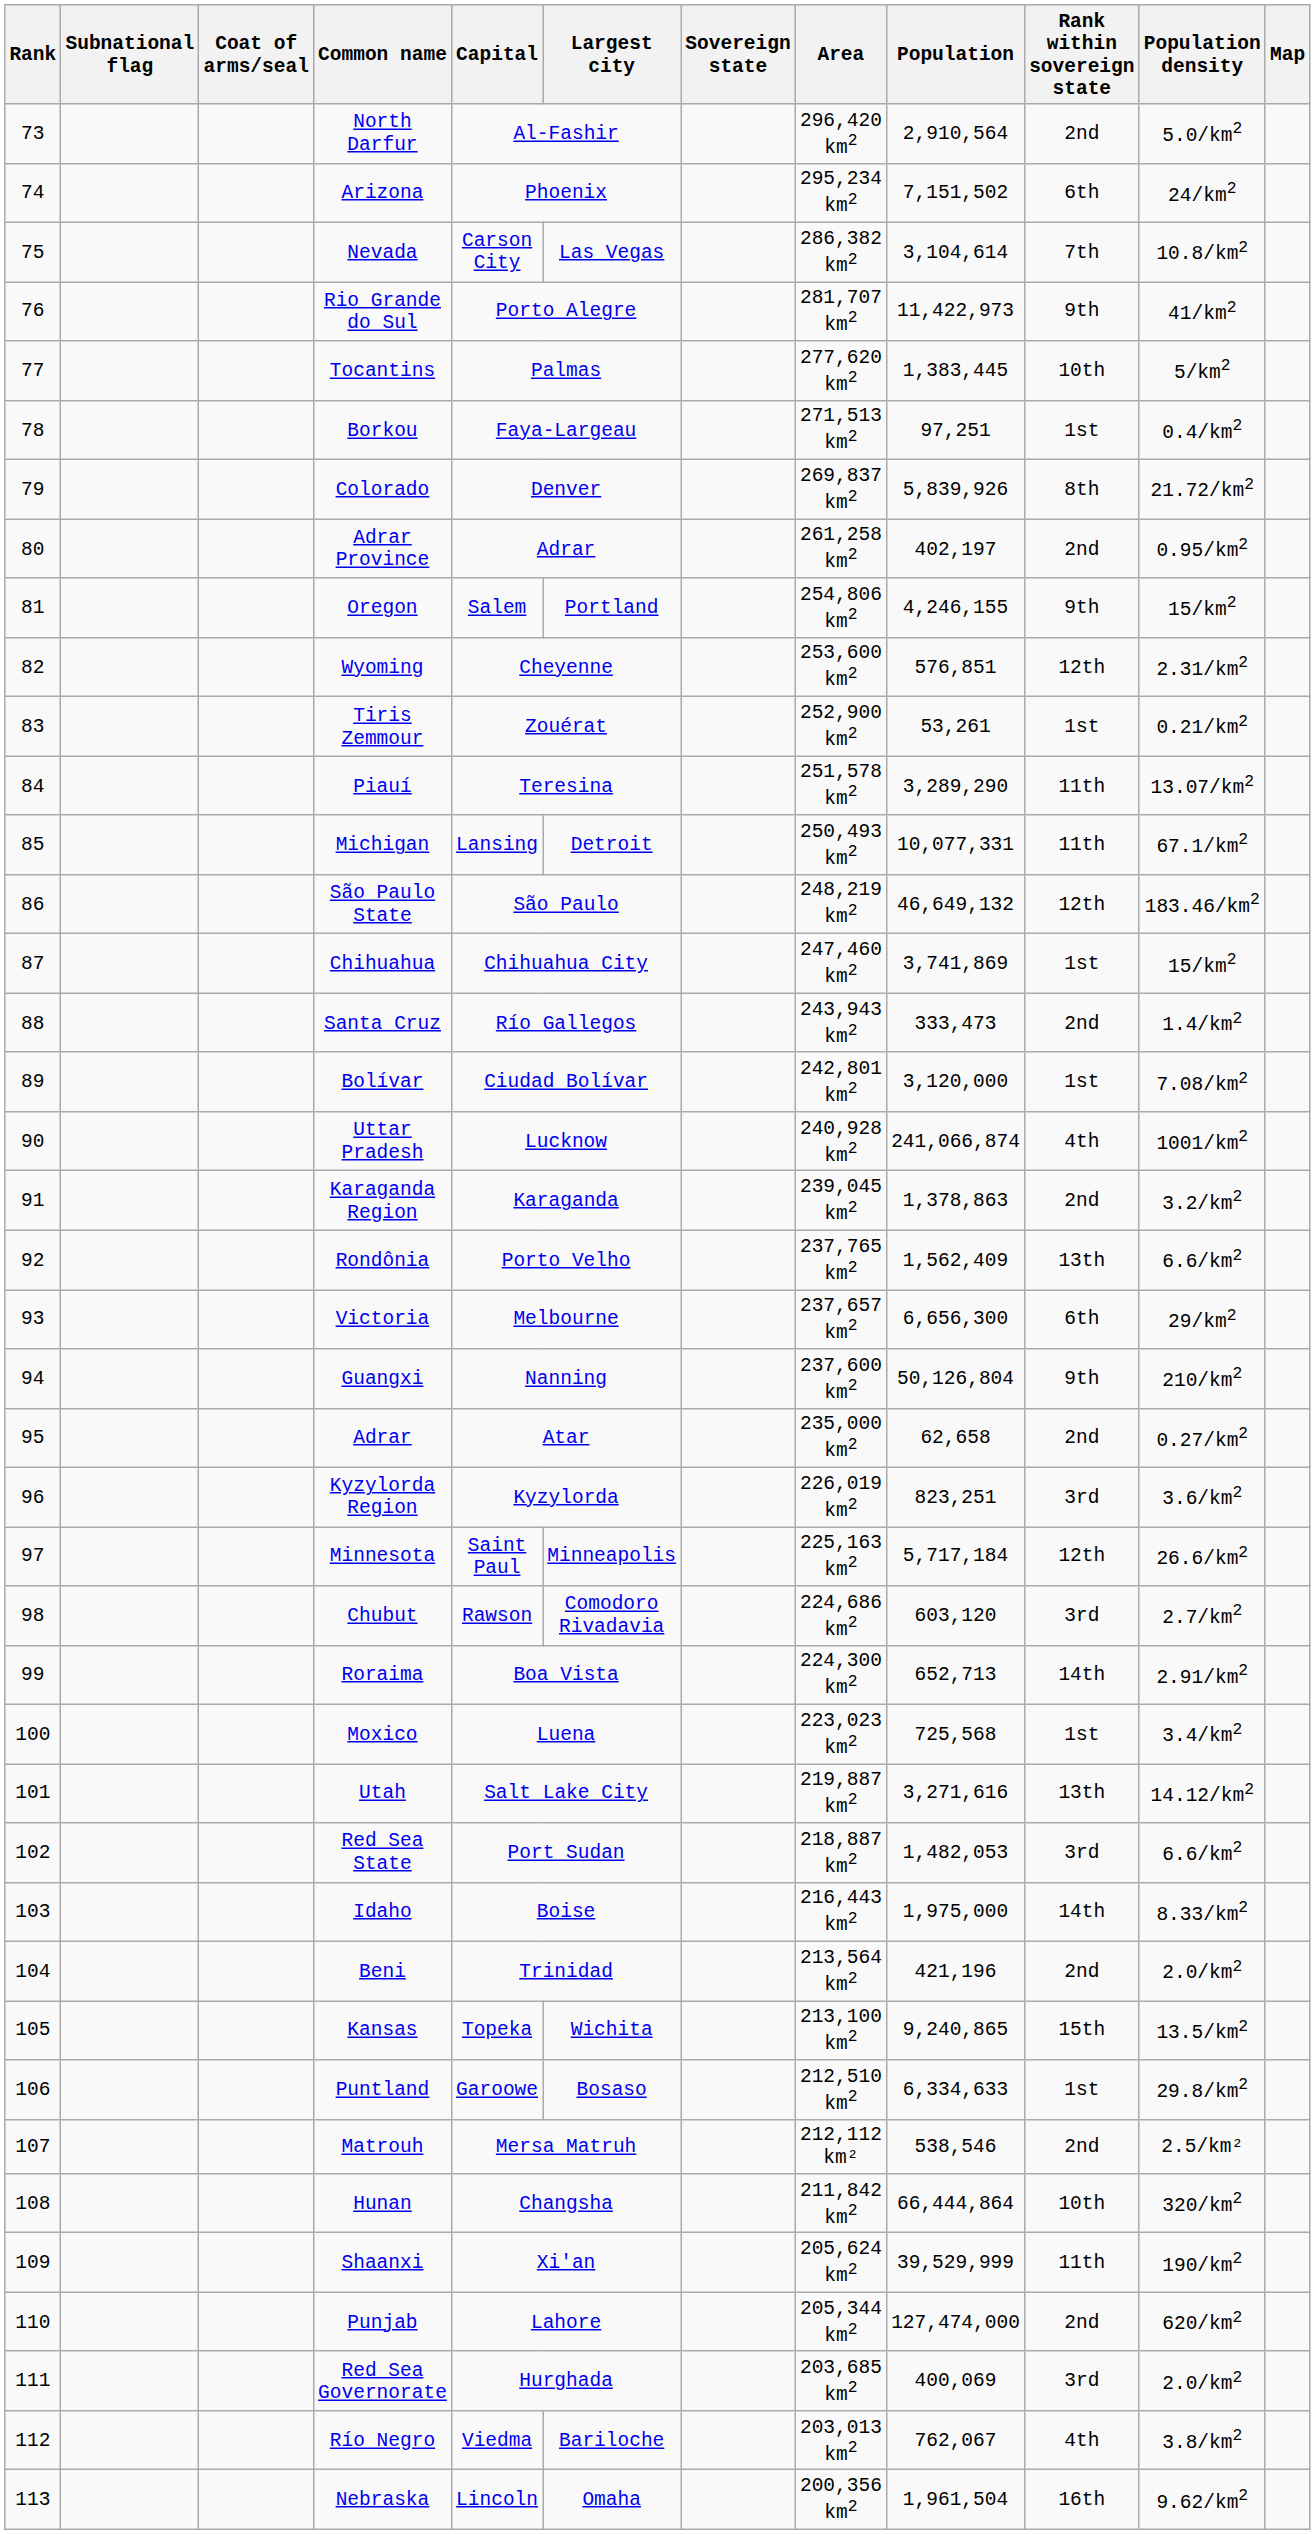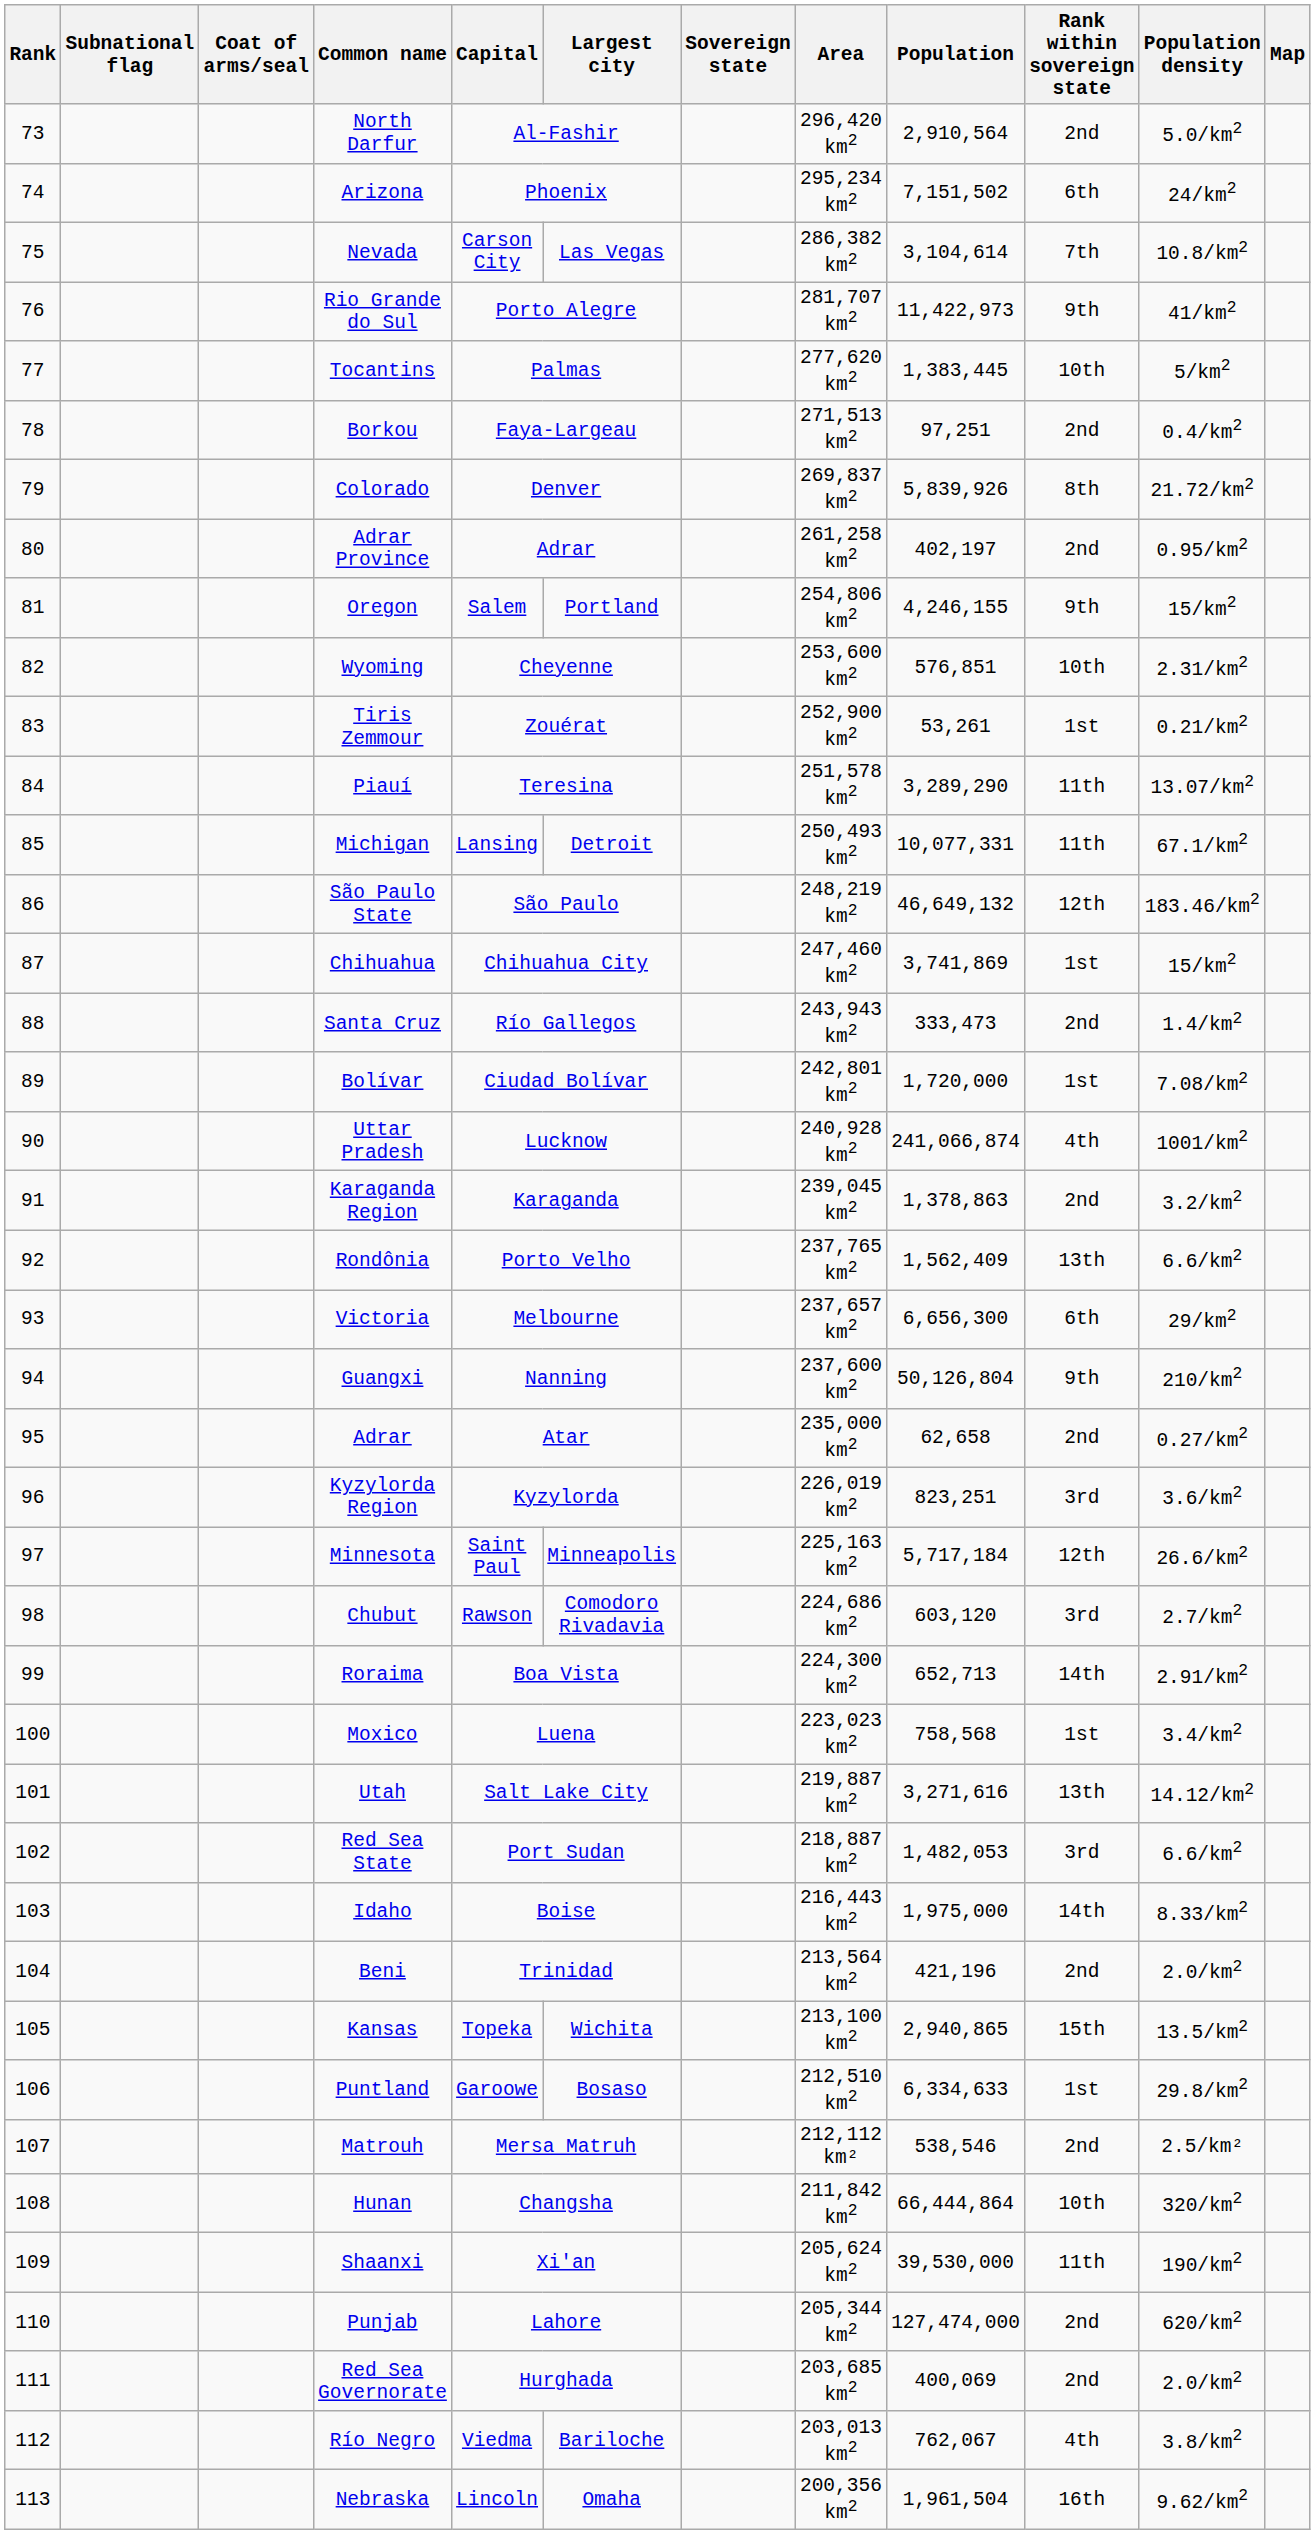(1082, 430) 1st -> (1082, 430) 2nd
(1082, 667) 12th -> (1082, 667) 10th
(955, 1082) 3,120,000 -> (955, 1082) 1,720,000
(956, 1734) 725,568 -> (956, 1734) 758,568
(955, 2030) 9,240,865 -> (955, 2030) 2,940,865
(956, 2263) 39,529,999 -> (956, 2263) 39,530,000
(1082, 2381) 3rd -> (1082, 2381) 2nd
